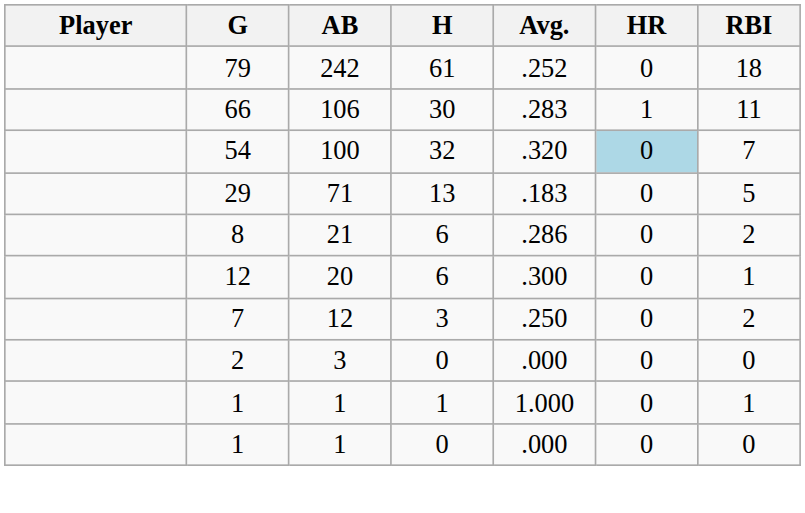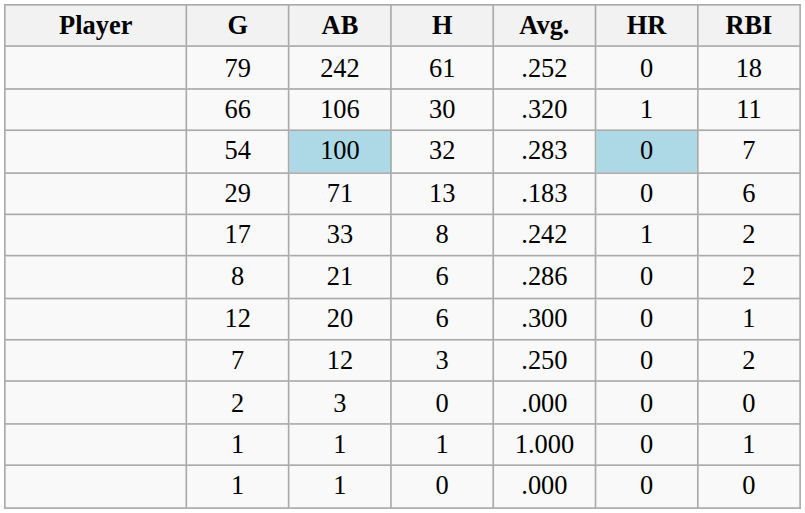(544, 109) .283 -> (544, 109) .320
(340, 151) no background -> (340, 151) lightblue background
(544, 151) .320 -> (544, 151) .283
(749, 192) 5 -> (749, 192) 6
+ row: (238, 234)
